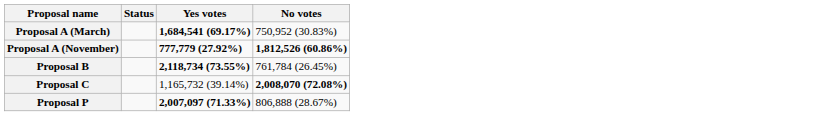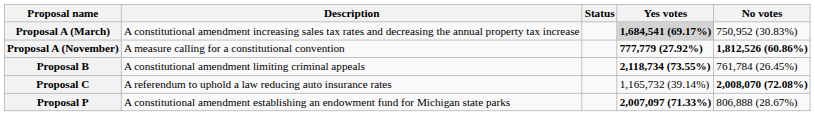+ column: (352, 13)
(205, 31) no background -> (665, 31) lightgrey background
